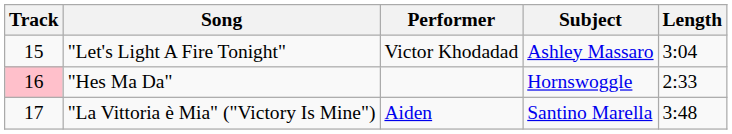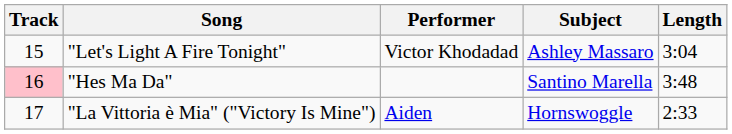(580, 81) Hornswoggle -> (590, 81) Santino Marella
(680, 81) 2:33 -> (680, 81) 3:48
(590, 112) Santino Marella -> (580, 112) Hornswoggle
(680, 112) 3:48 -> (680, 112) 2:33
